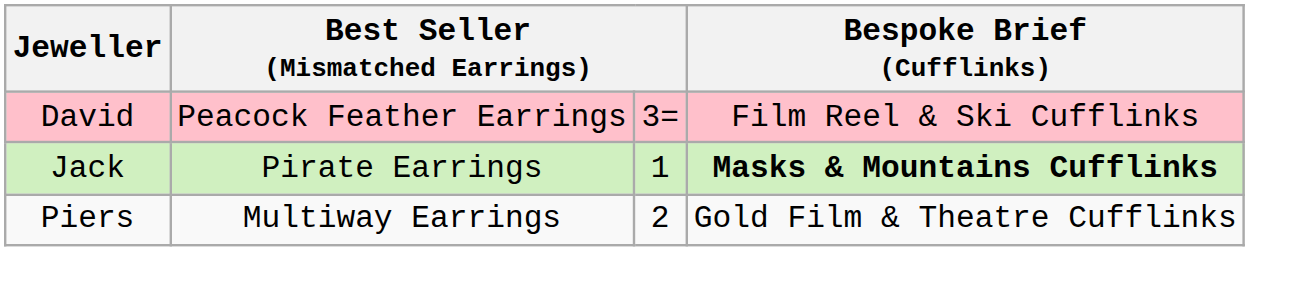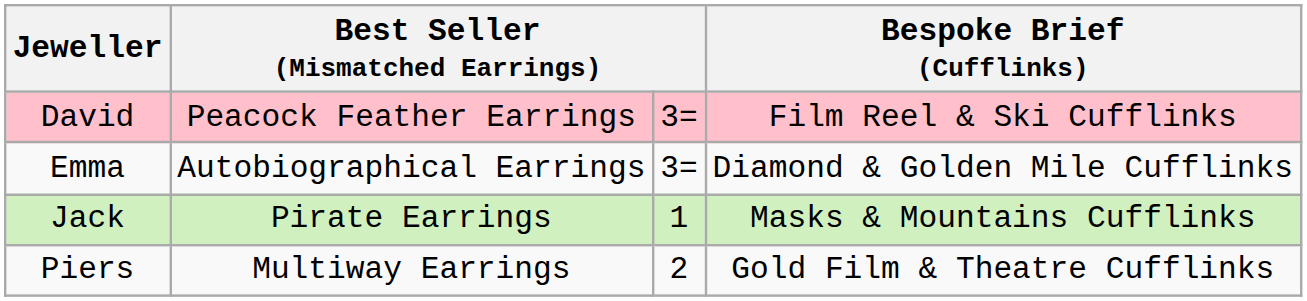+ row: (88, 168)
(965, 168) bold -> (1003, 219) normal
